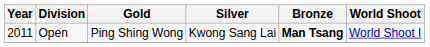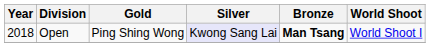(20, 33) 2011 -> (20, 33) 2018
(232, 33) no background -> (233, 33) lavender background
